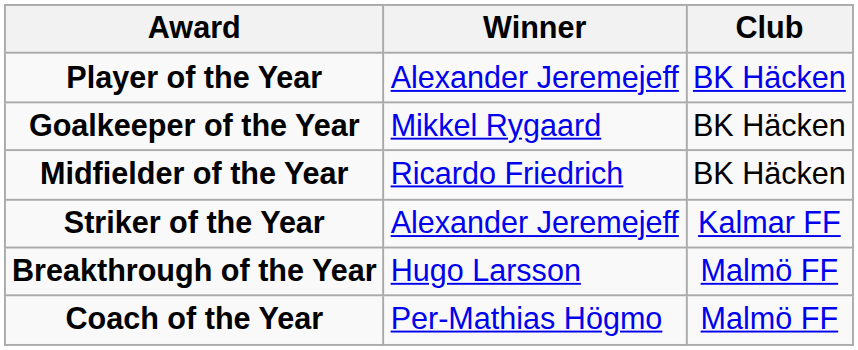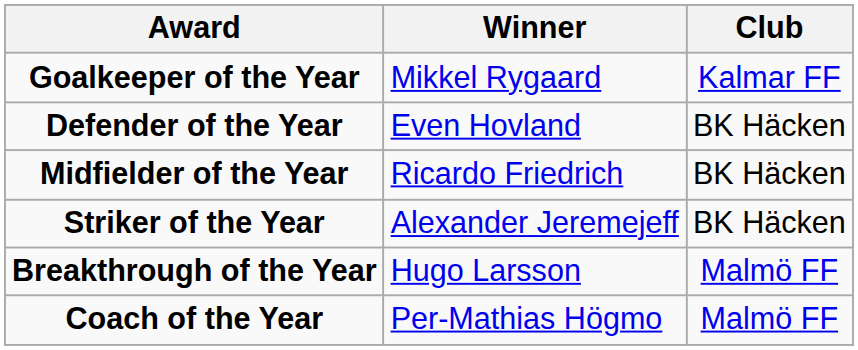- row: (194, 77)
(769, 125) BK Häcken -> (769, 77) Kalmar FF
+ row: (194, 125)
(769, 222) Kalmar FF -> (769, 222) BK Häcken
